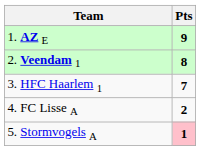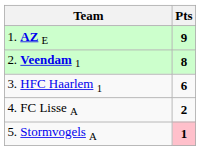(184, 85) 7 -> (184, 85) 6
